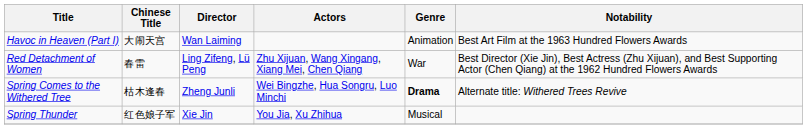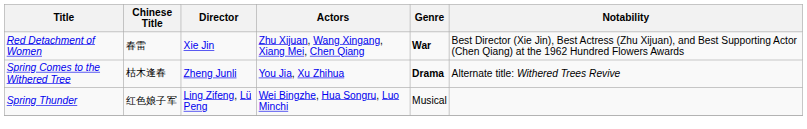- row: (63, 41)
(216, 64) Ling Zifeng, Lü Peng -> (199, 46) Xie Jin
(417, 64) normal -> (422, 46) bold
(327, 92) Wei Bingzhe, Hua Songru, Luo Minchi -> (301, 73) You Jia, Xu Zhihua
(197, 115) Xie Jin -> (217, 101) Ling Zifeng, Lü Peng
(299, 115) You Jia, Xu Zhihua -> (329, 101) Wei Bingzhe, Hua Songru, Luo Minchi
